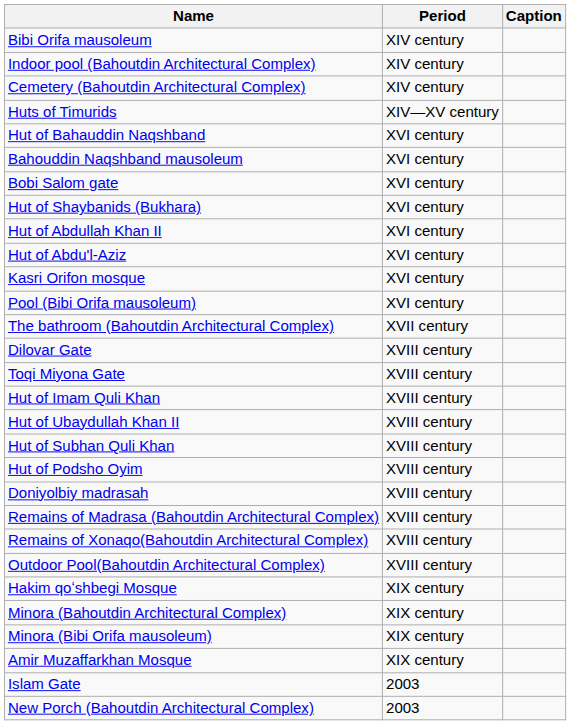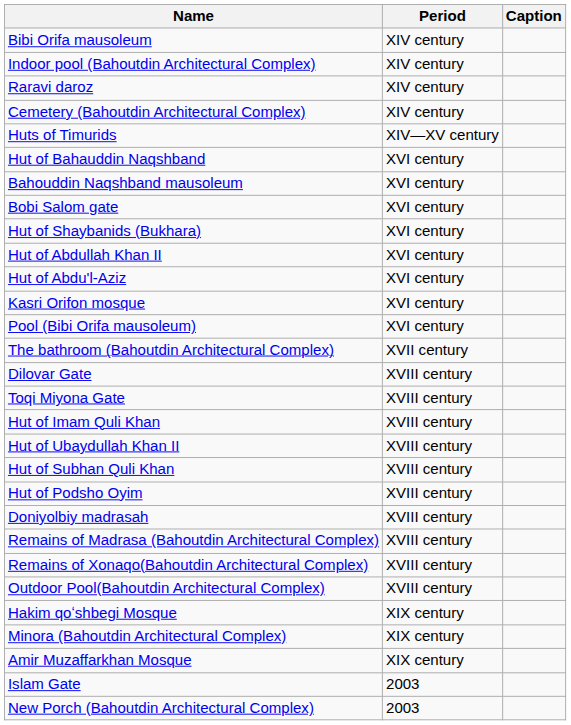+ row: (51, 87)
- row: (110, 636)
